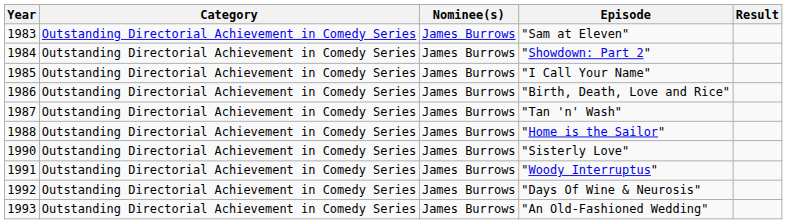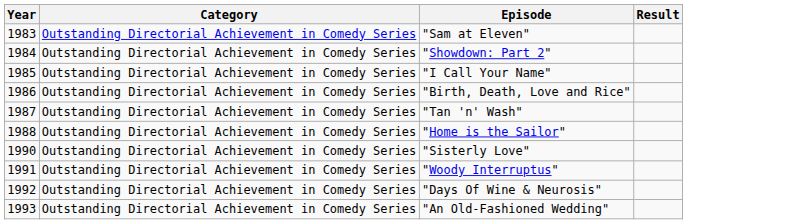- column: (469, 14)
